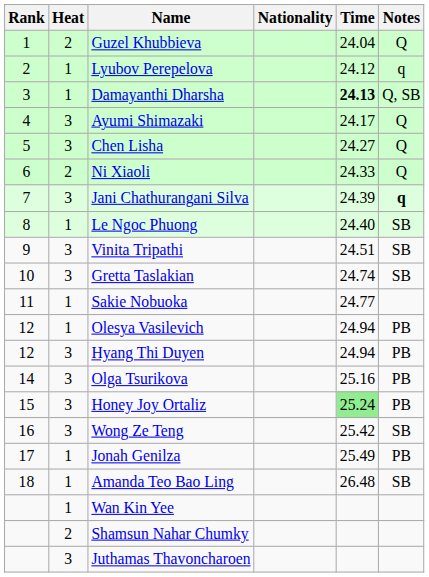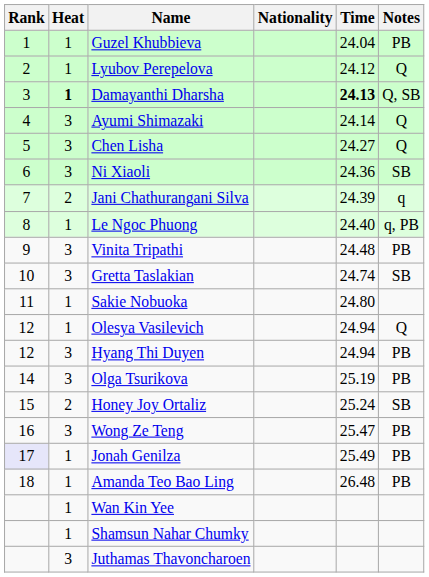(68, 43) 2 -> (68, 43) 1
(401, 43) Q -> (401, 43) PB
(401, 69) q -> (401, 69) Q
(68, 95) normal -> (68, 95) bold
(357, 120) 24.17 -> (357, 120) 24.14
(68, 172) 2 -> (68, 172) 3
(357, 172) 24.33 -> (357, 172) 24.36
(401, 172) Q -> (401, 172) SB
(68, 198) 3 -> (68, 198) 2
(401, 198) bold -> (401, 198) normal
(401, 224) SB -> (401, 224) q, PB
(357, 249) 24.51 -> (357, 249) 24.48
(401, 249) SB -> (401, 249) PB
(357, 301) 24.77 -> (357, 301) 24.80
(401, 327) PB -> (401, 327) Q
(357, 378) 25.16 -> (357, 378) 25.19
(68, 404) 3 -> (68, 404) 2
(357, 404) lightgreen background -> (357, 404) no background
(401, 404) PB -> (401, 404) SB
(357, 430) 25.42 -> (357, 430) 25.47
(401, 430) SB -> (401, 430) PB
(26, 456) no background -> (26, 456) lavender background
(401, 482) SB -> (401, 482) PB
(68, 533) 2 -> (68, 533) 1
